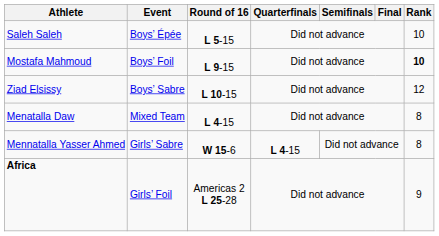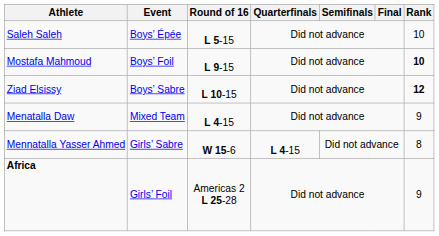(419, 90) normal -> (419, 90) bold
(419, 117) 8 -> (419, 117) 9
